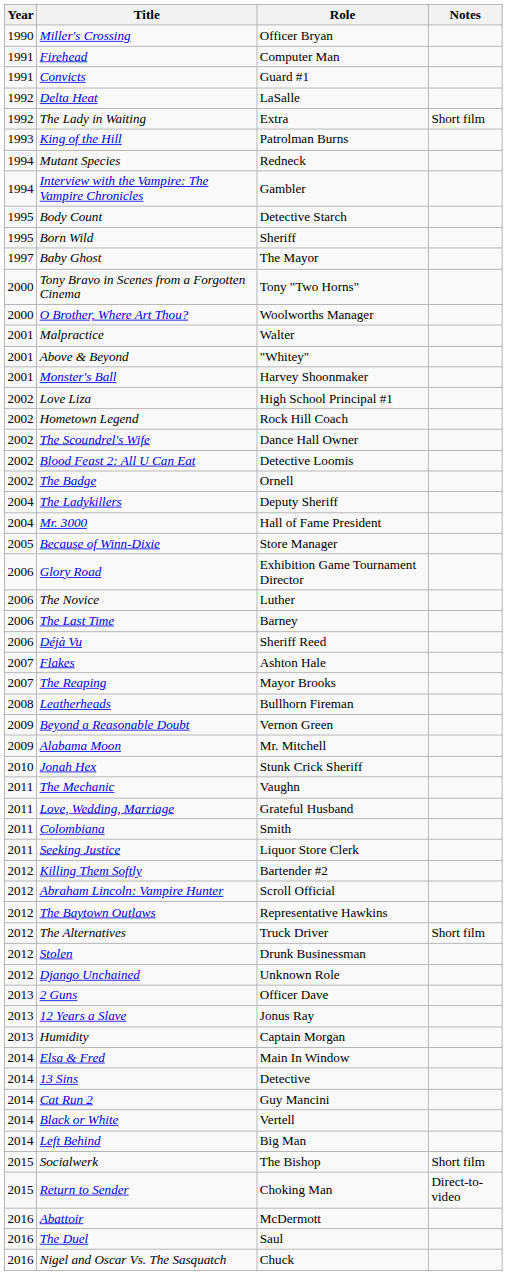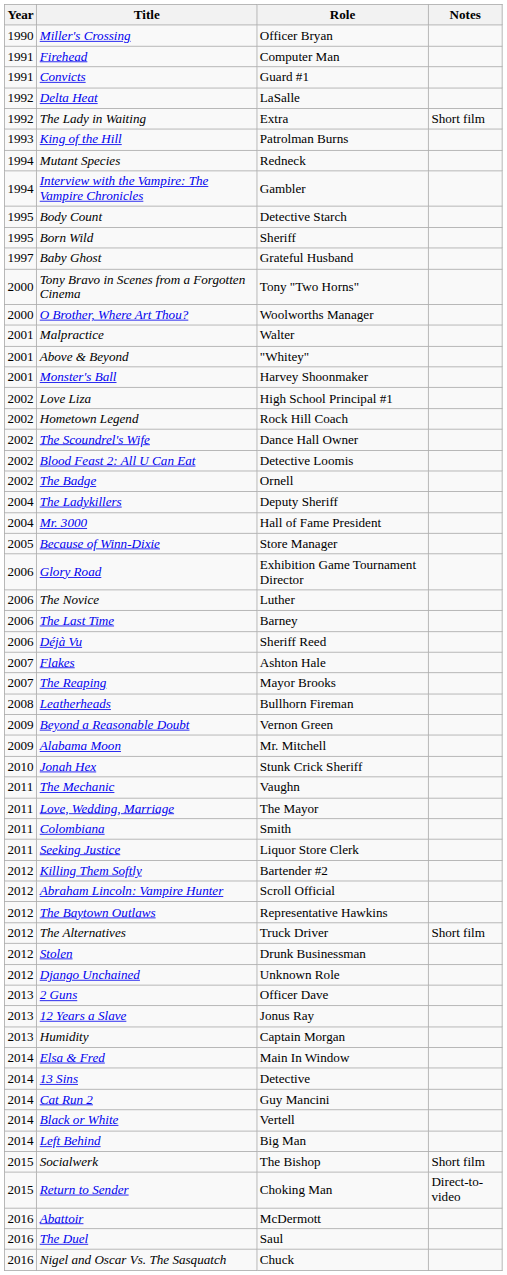(289, 258) The Mayor -> (307, 258) Grateful Husband
(307, 808) Grateful Husband -> (289, 808) The Mayor
